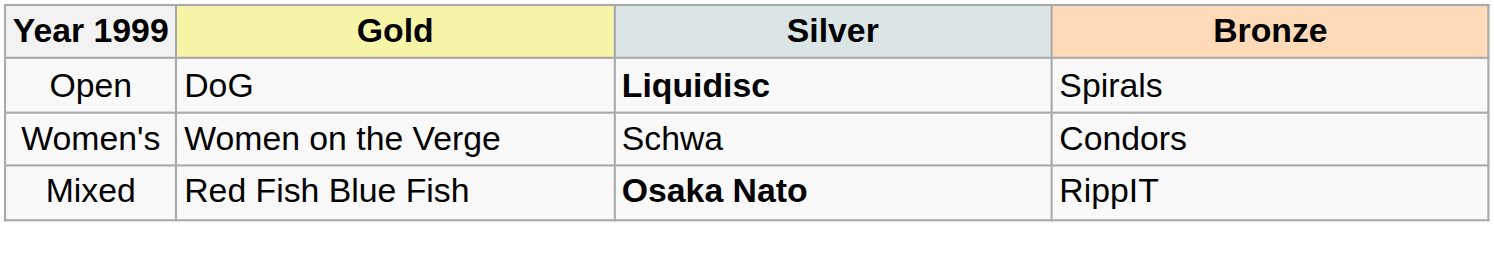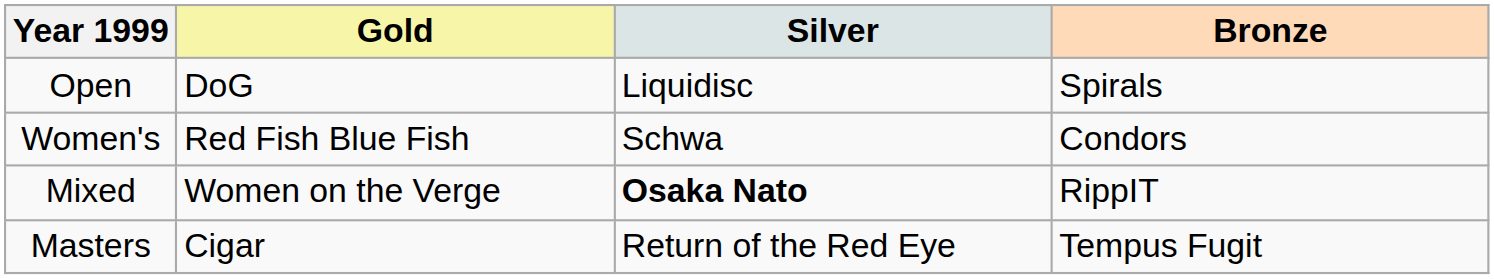(696, 84) bold -> (687, 84) normal
(343, 138) Women on the Verge -> (327, 138) Red Fish Blue Fish
(327, 191) Red Fish Blue Fish -> (343, 191) Women on the Verge
+ row: (91, 245)
